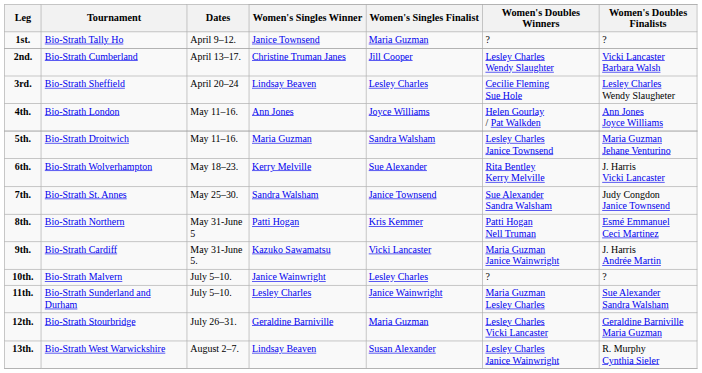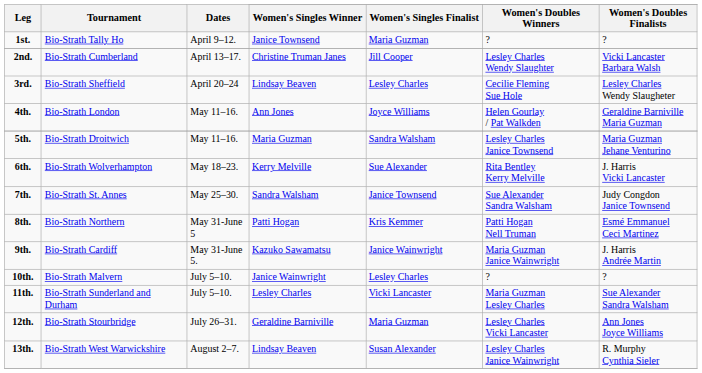(633, 117) Ann Jones Joyce Williams -> (643, 117) Geraldine Barniville Maria Guzman
(400, 249) Vicki Lancaster -> (406, 249) Janice Wainwright
(406, 293) Janice Wainwright -> (400, 293) Vicki Lancaster
(643, 327) Geraldine Barniville Maria Guzman -> (633, 327) Ann Jones Joyce Williams
